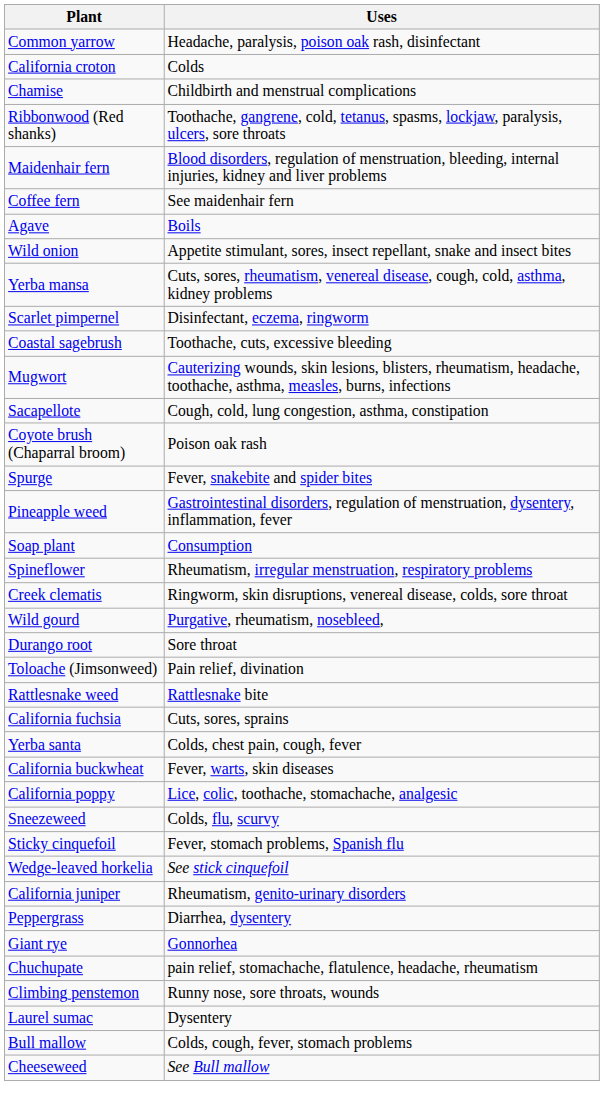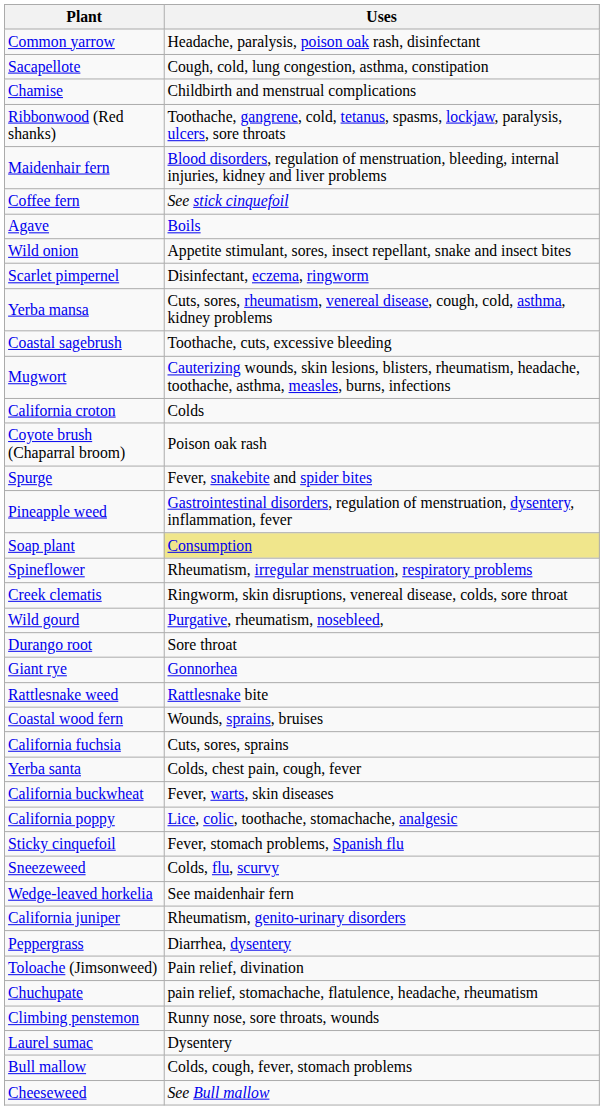rows swapped: (44, 410) <-> (62, 66)
(231, 201) See maidenhair fern -> (228, 201) See stick cinquefoil
rows swapped: (64, 318) <-> (48, 284)
(210, 545) no background -> (210, 545) khaki background
rows swapped: (83, 669) <-> (37, 943)
+ row: (66, 719)
rows swapped: (47, 819) <-> (62, 843)
(228, 868) See stick cinquefoil -> (231, 893) See maidenhair fern
